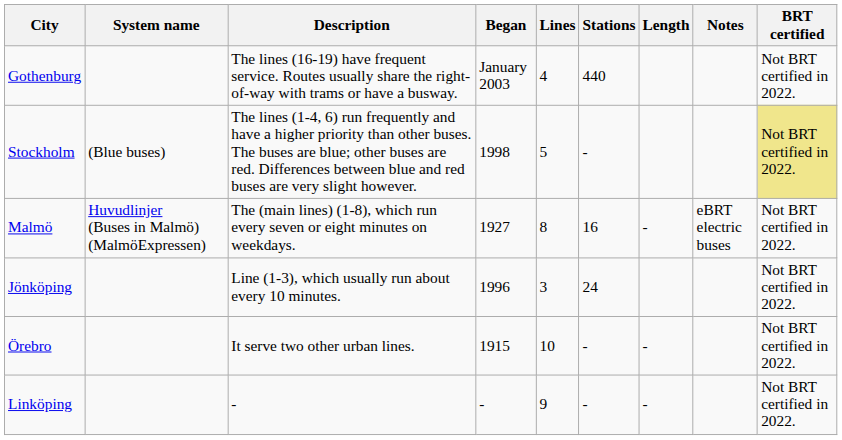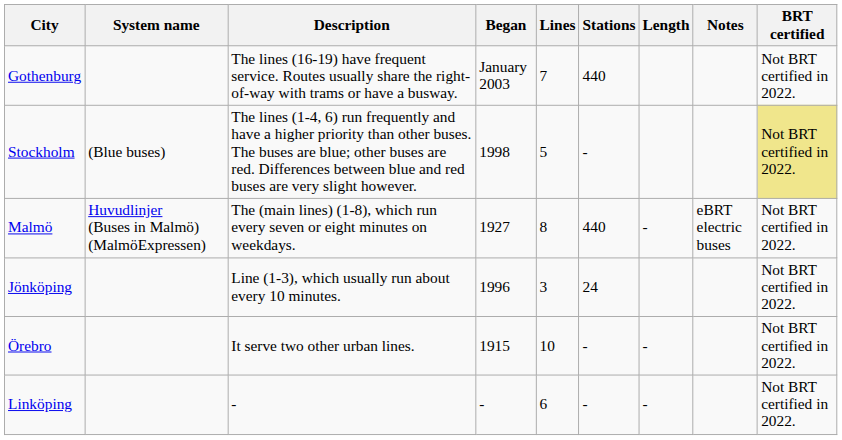(543, 75) 4 -> (543, 75) 7
(590, 227) 16 -> (594, 227) 440
(543, 404) 9 -> (543, 404) 6
